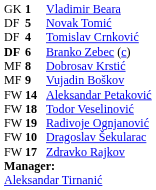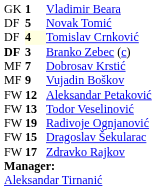(28, 37) no background -> (28, 37) lightyellow background
(28, 52) 6 -> (28, 52) 3
(28, 66) 8 -> (28, 66) 7
(31, 94) 14 -> (31, 94) 12
(31, 109) 18 -> (31, 109) 13
(31, 137) 10 -> (31, 137) 15
